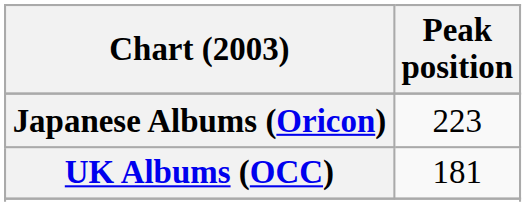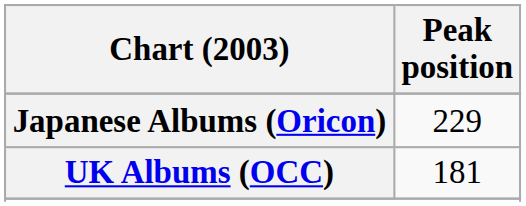(457, 119) 223 -> (457, 119) 229
